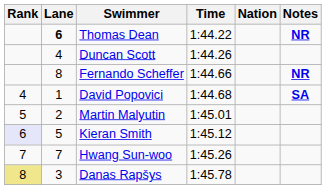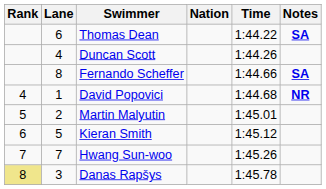columns swapped: (257, 14) <-> (211, 14)
(59, 34) bold -> (59, 34) normal
(300, 34) NR -> (300, 34) SA
(300, 74) NR -> (300, 74) SA
(300, 94) SA -> (300, 94) NR
(23, 134) lavender background -> (23, 134) no background
